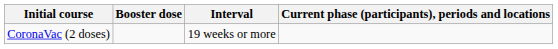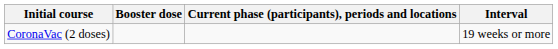columns swapped: (232, 14) <-> (416, 14)
